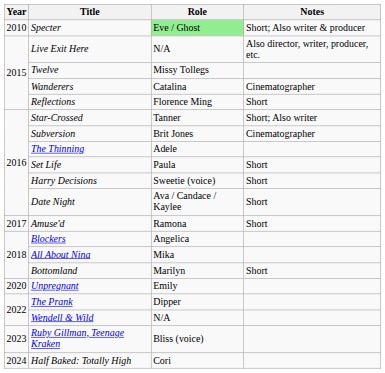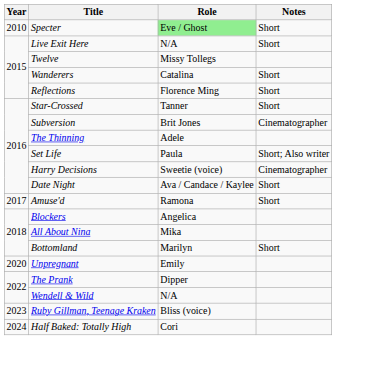(306, 28) Short; Also writer & producer -> (269, 28) Short
(307, 49) Also director, writer, producer, etc. -> (269, 43) Short
(280, 86) Cinematographer -> (269, 75) Short
(282, 117) Short; Also writer -> (269, 106) Short
(257, 165) Short -> (294, 153) Short; Also writer
(257, 180) Short -> (293, 169) Cinematographer
